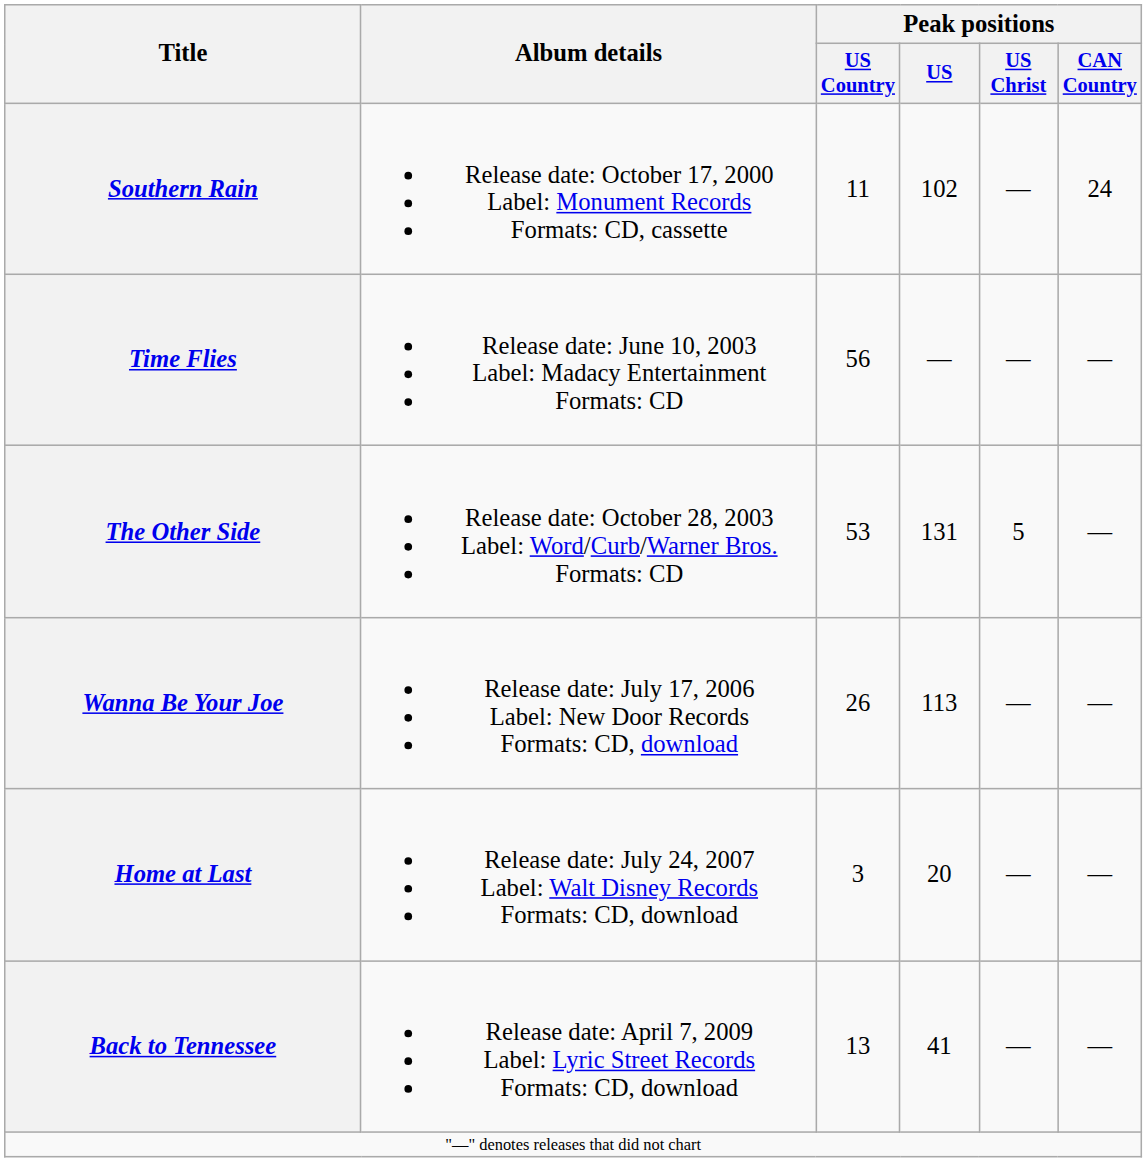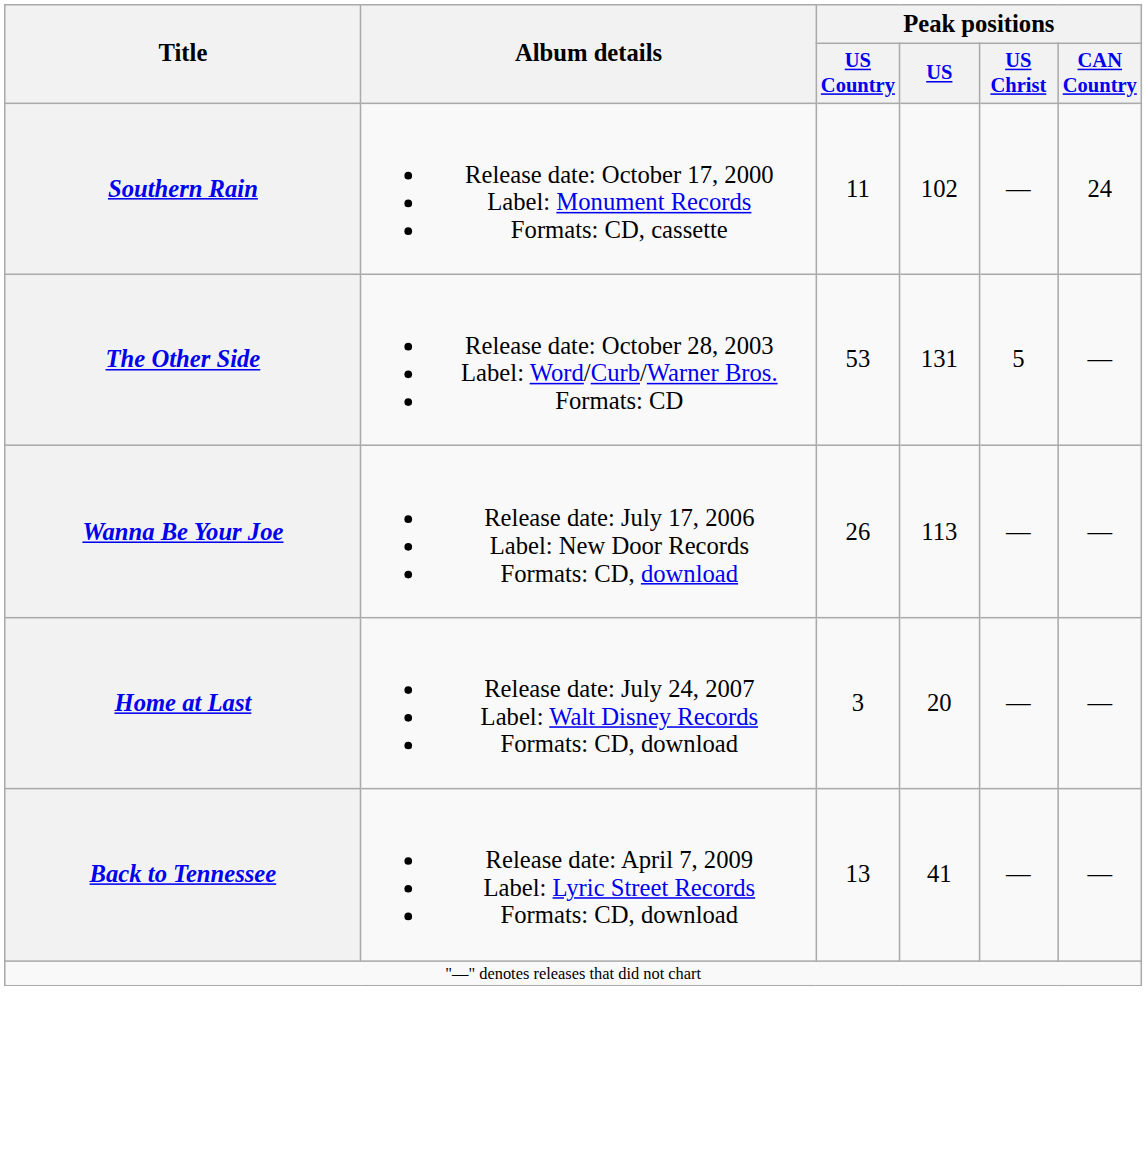- row: (183, 359)
